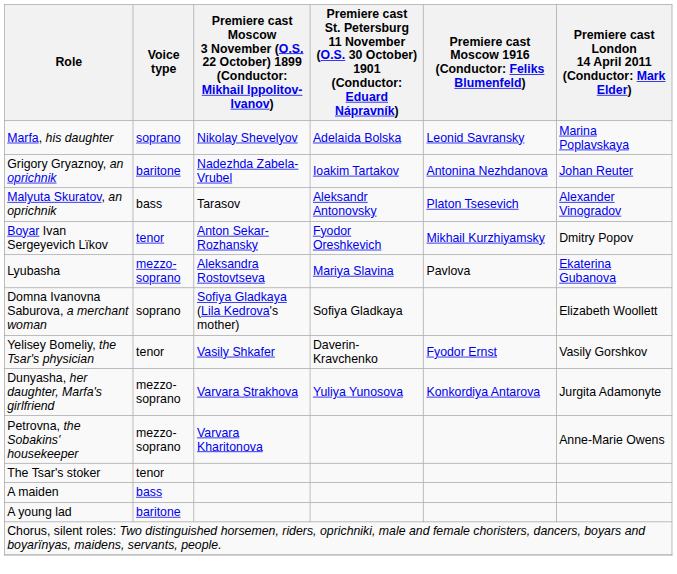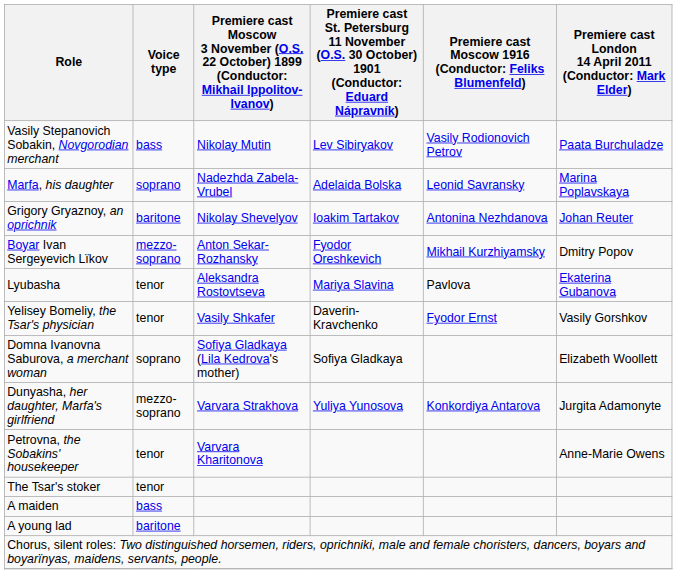+ row: (68, 144)
(247, 137) Nikolay Shevelyov -> (248, 185) Nadezhda Zabela-Vrubel
(248, 171) Nadezhda Zabela-Vrubel -> (247, 218) Nikolay Shevelyov
- row: (65, 204)
(150, 237) tenor -> (158, 251) mezzo-soprano
(158, 271) mezzo-soprano -> (150, 285) tenor
rows swapped: (62, 352) <-> (68, 311)
(158, 439) mezzo-soprano -> (150, 453) tenor
